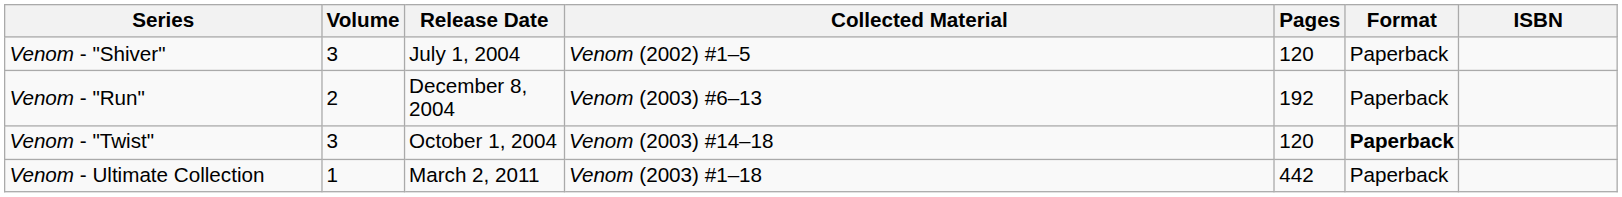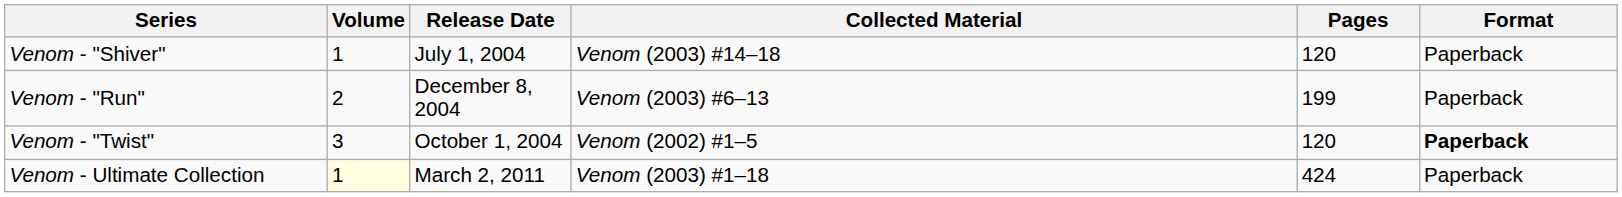- column: (1538, 20)
(332, 53) 3 -> (338, 53) 1
(660, 53) Venom (2002) #1–5 -> (678, 53) Venom (2003) #14–18
(1297, 97) 192 -> (1319, 97) 199
(671, 142) Venom (2003) #14–18 -> (667, 142) Venom (2002) #1–5
(332, 175) no background -> (338, 175) lightyellow background
(1297, 175) 442 -> (1319, 175) 424
